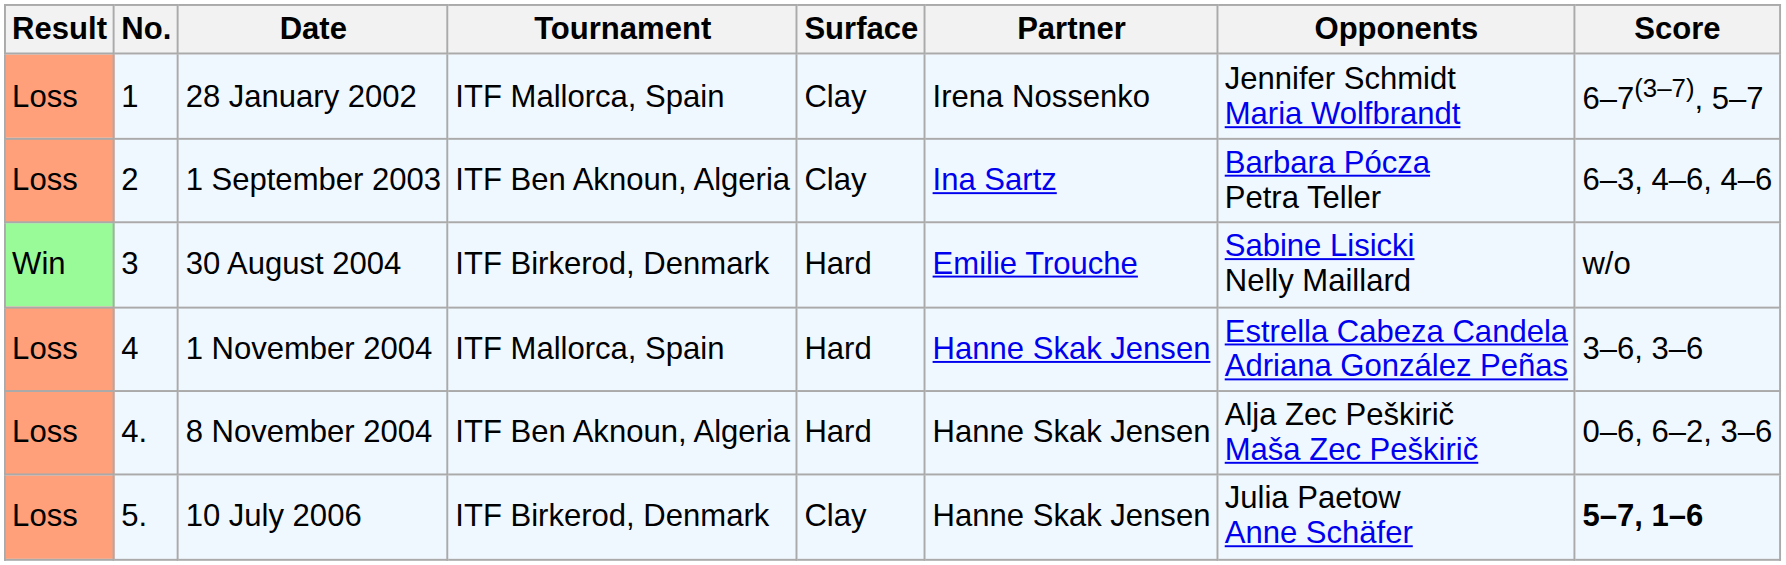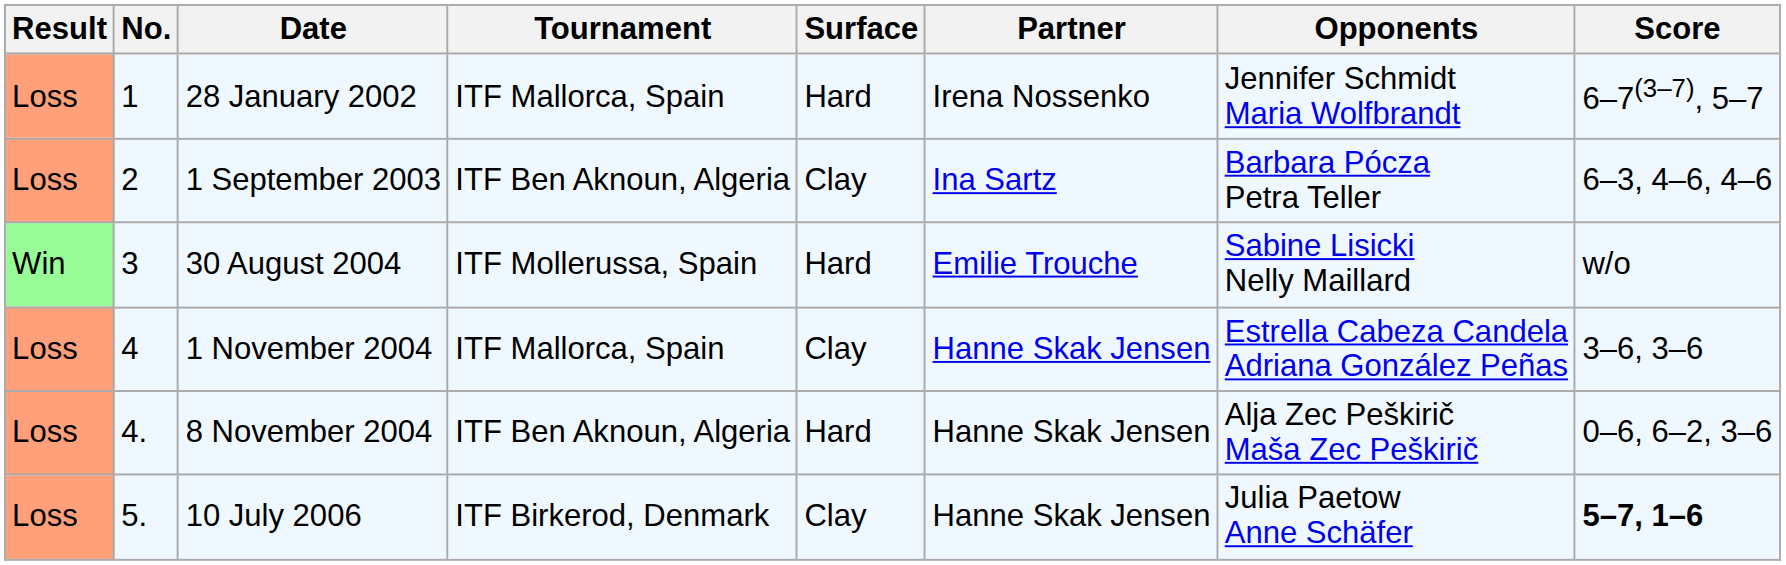(835, 95) Clay -> (838, 95) Hard
(612, 264) ITF Birkerod, Denmark -> (606, 264) ITF Mollerussa, Spain
(838, 348) Hard -> (835, 348) Clay
